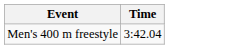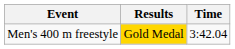+ column: (154, 14)
